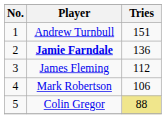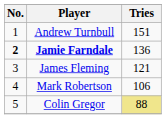(15, 50) normal -> (15, 50) bold
(142, 68) 112 -> (142, 68) 121
